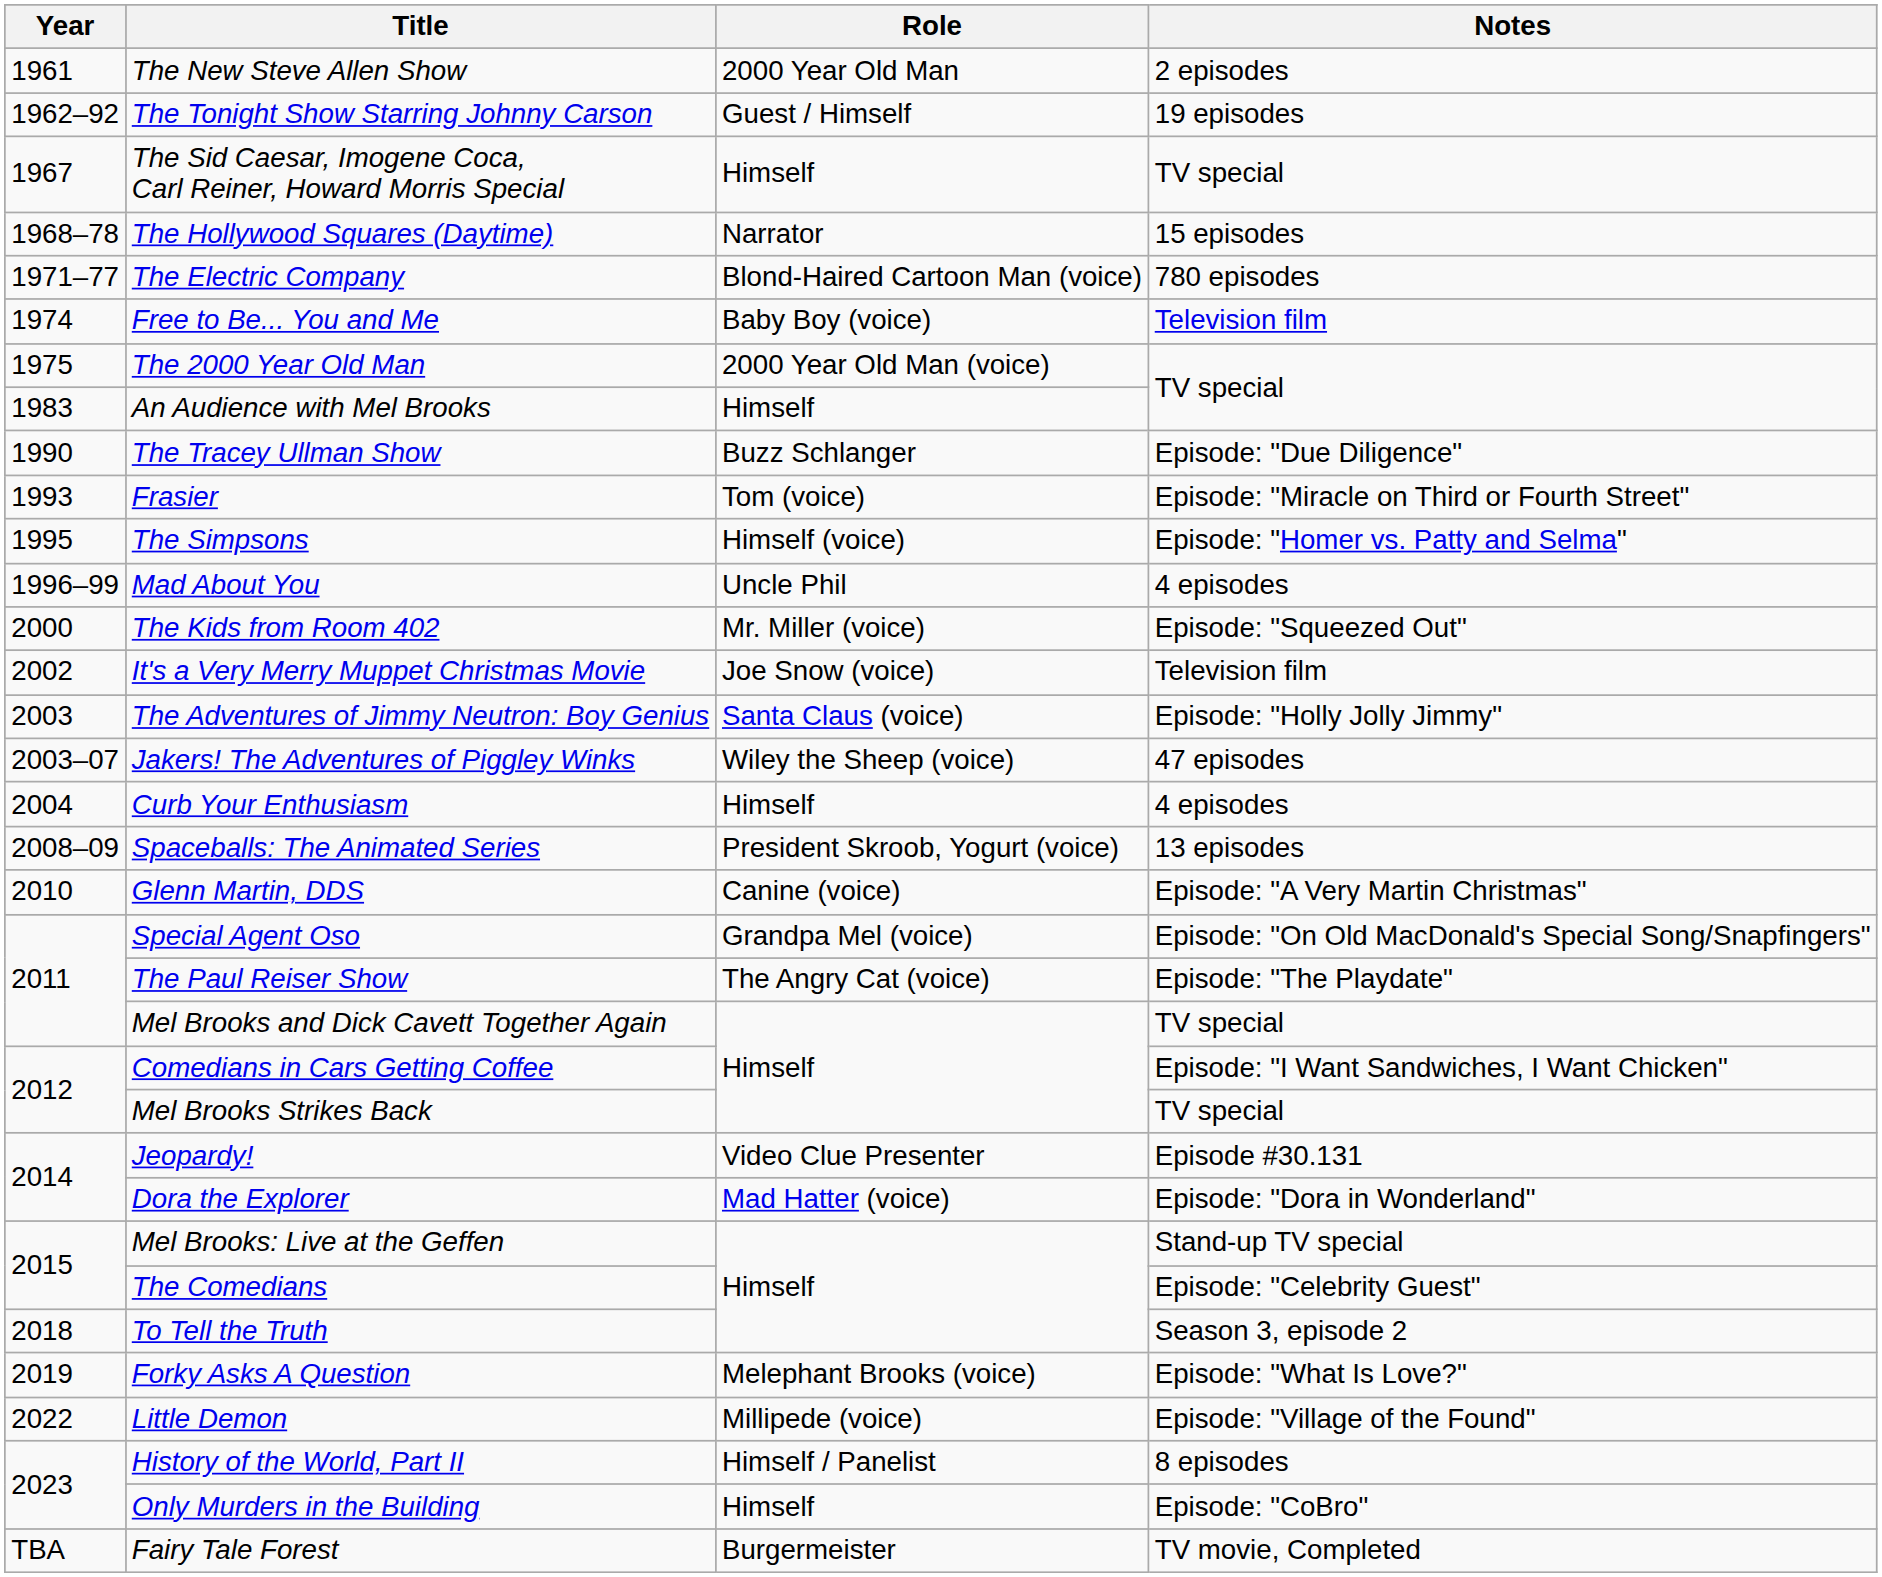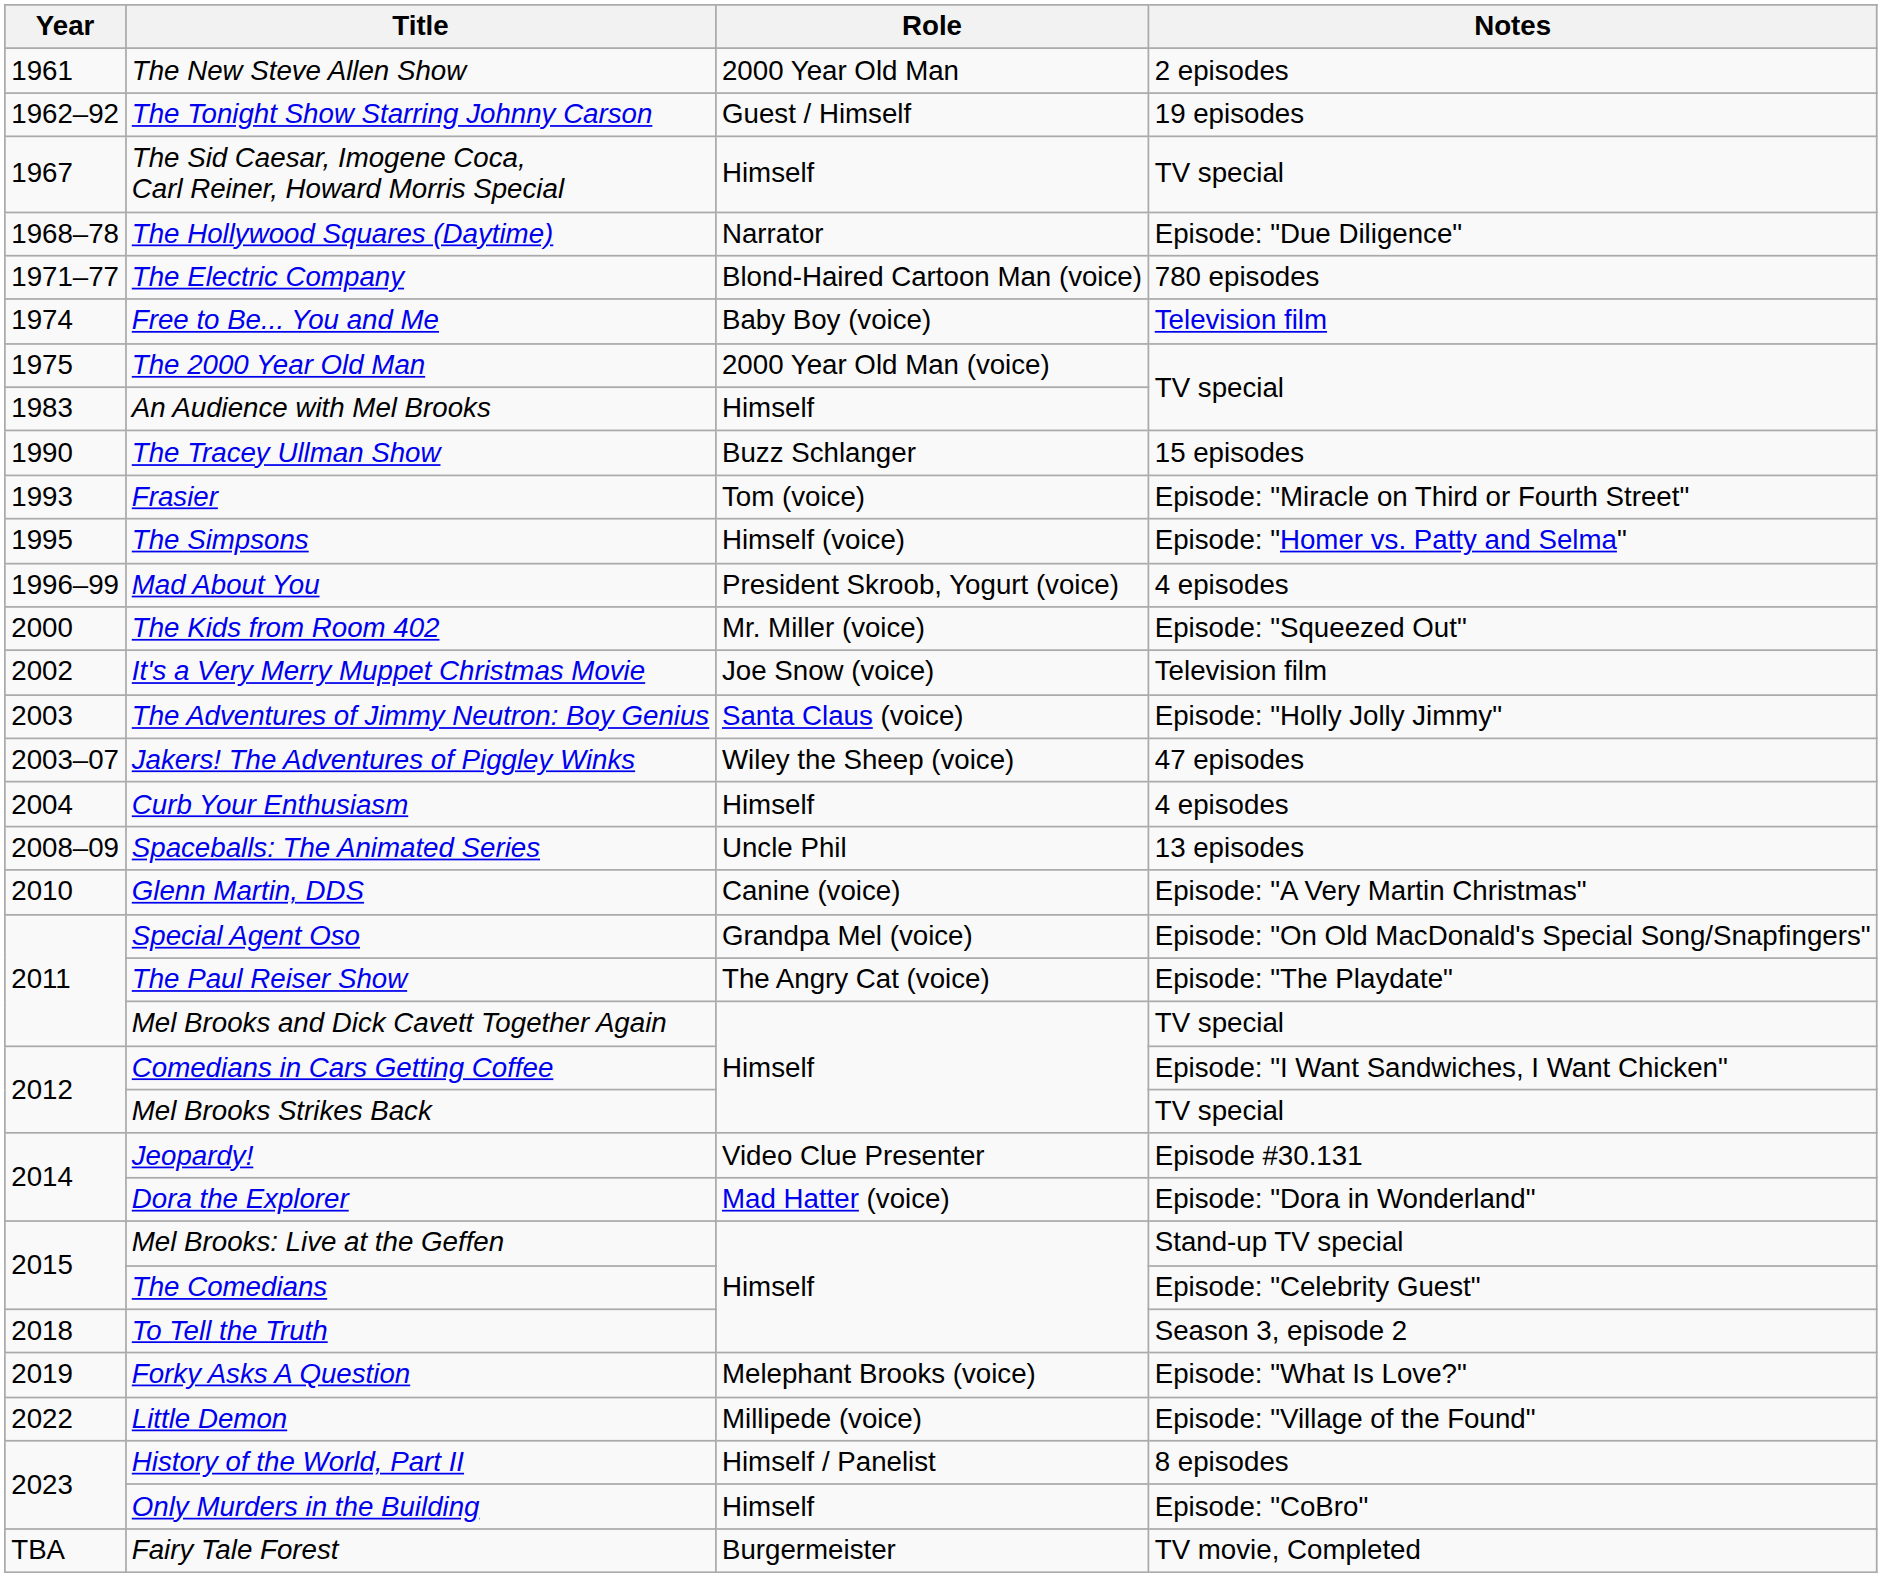(1229, 233) 15 episodes -> (1308, 233) Episode: "Due Diligence"
(1308, 452) Episode: "Due Diligence" -> (1229, 452) 15 episodes
(784, 584) Uncle Phil -> (920, 584) President Skroob, Yogurt (voice)
(920, 847) President Skroob, Yogurt (voice) -> (784, 847) Uncle Phil
